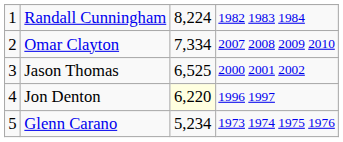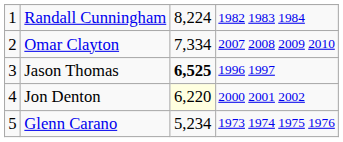(193, 70) normal -> (193, 70) bold
(262, 70) 2000 2001 2002 -> (247, 70) 1996 1997
(247, 96) 1996 1997 -> (262, 96) 2000 2001 2002
